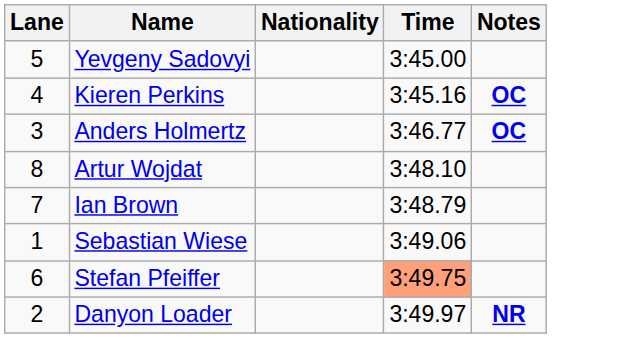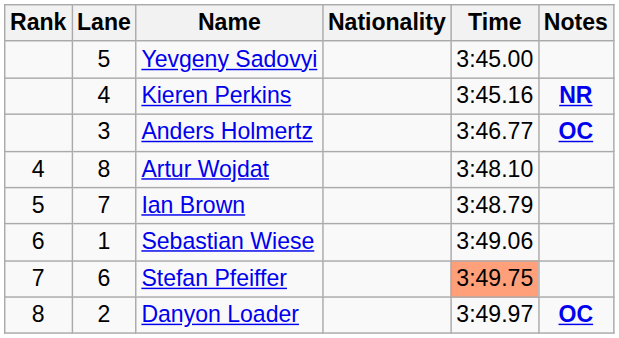+ column: (38, 22)
(509, 95) OC -> (576, 95) NR
(509, 315) NR -> (576, 315) OC
